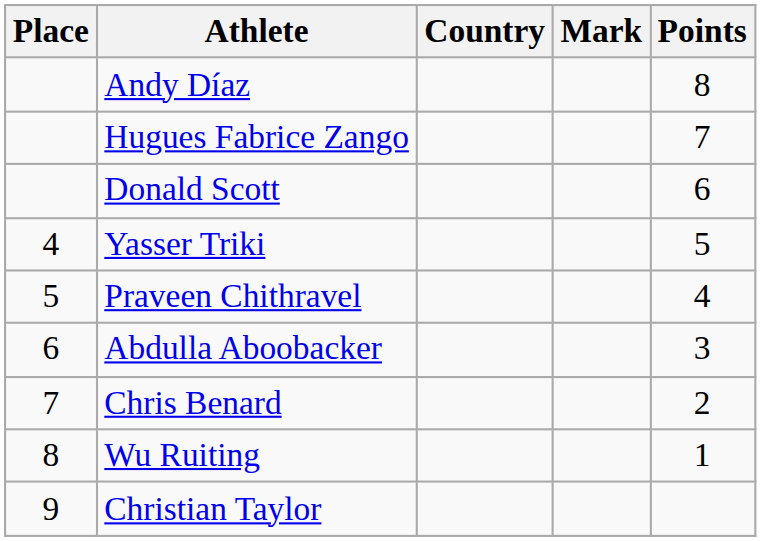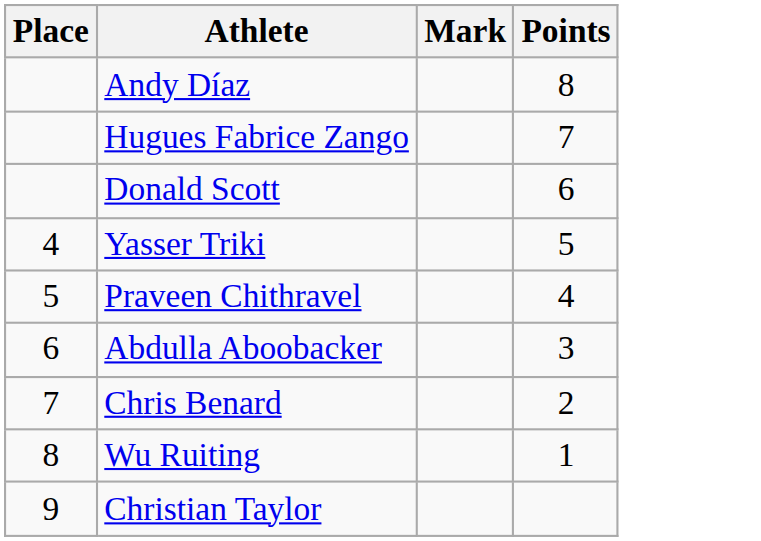- column: (485, 31)
